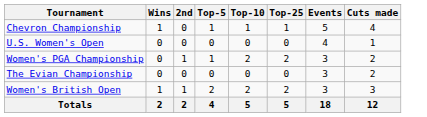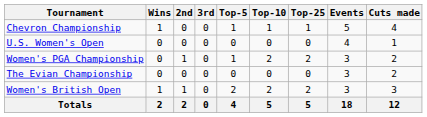+ column: (206, 12)
